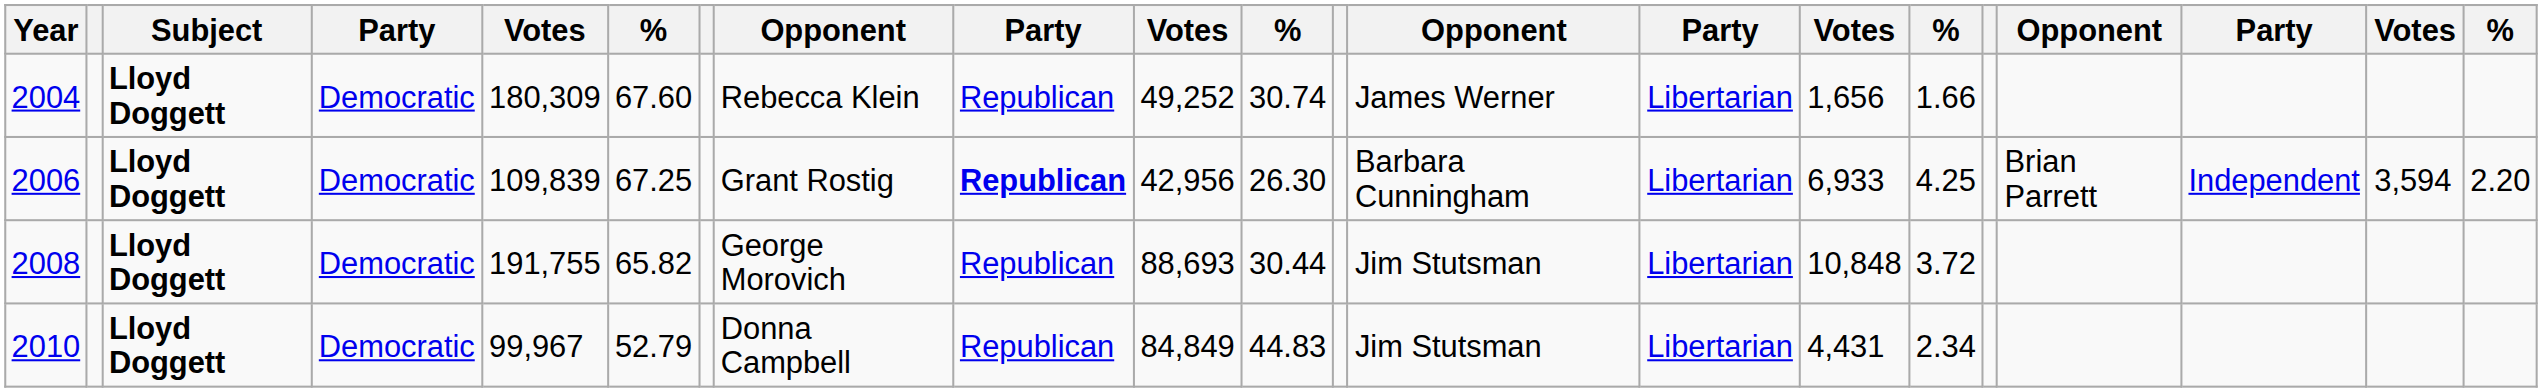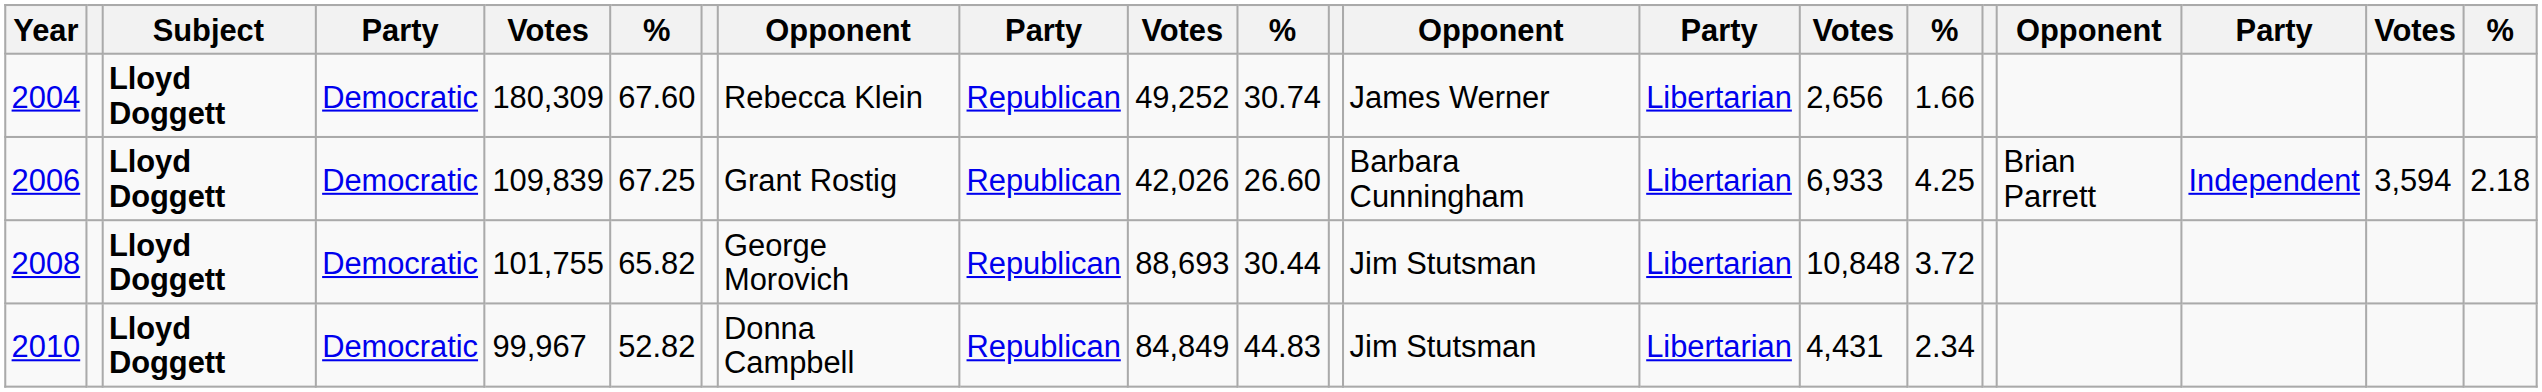(1846, 96) 1,656 -> (1845, 96) 2,656
(1043, 179) bold -> (1044, 179) normal
(1188, 179) 42,956 -> (1182, 179) 42,026
(1288, 179) 26.30 -> (1282, 179) 26.60
(2500, 179) 2.20 -> (2500, 179) 2.18
(545, 262) 191,755 -> (548, 262) 101,755
(653, 346) 52.79 -> (657, 346) 52.82
